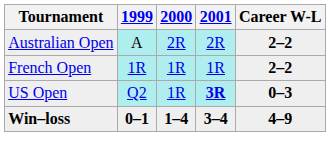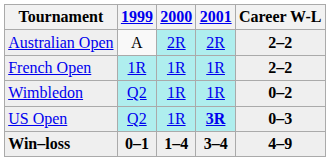(137, 42) paleturquoise background -> (137, 42) no background
+ row: (46, 93)
